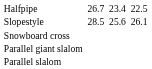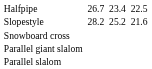(96, 22) 28.5 -> (96, 22) 28.2
(118, 22) 25.6 -> (118, 22) 25.2
(139, 22) 26.1 -> (139, 22) 21.6
